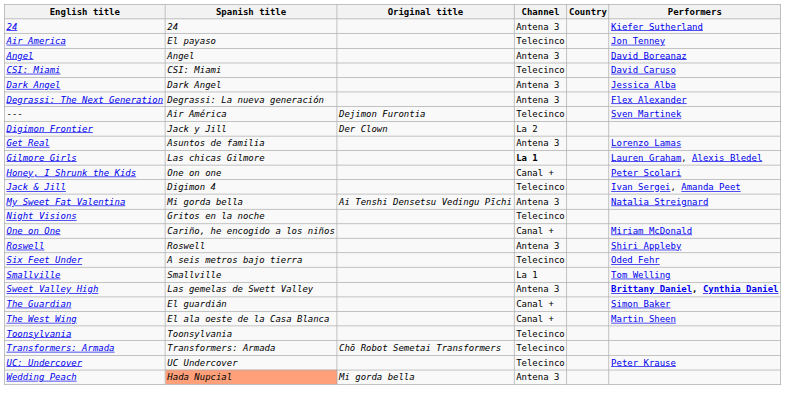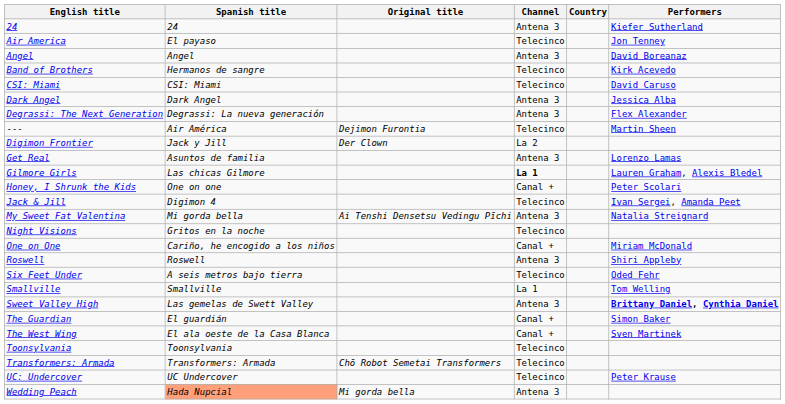+ row: (50, 70)
(646, 114) Sven Martinek -> (644, 129) Martin Sheen
(644, 319) Martin Sheen -> (646, 333) Sven Martinek
